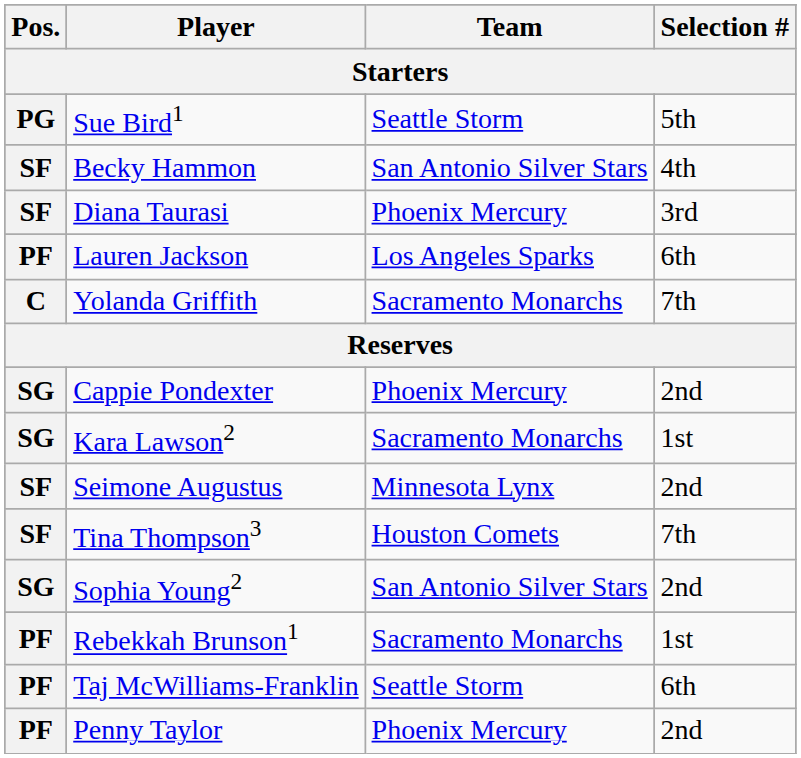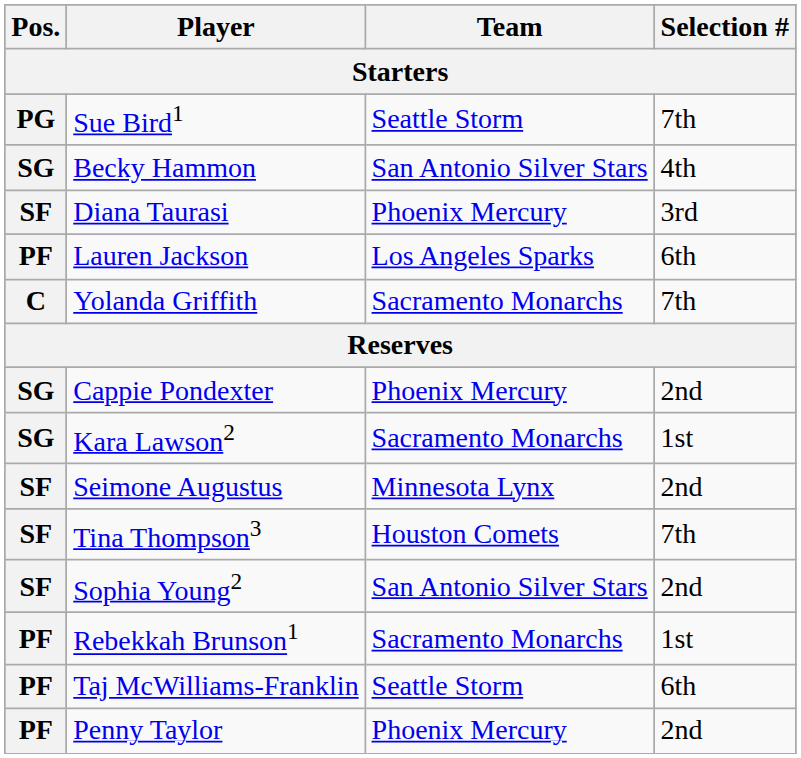(678, 119) 5th -> (678, 119) 7th
(36, 167) SF -> (36, 167) SG
(36, 586) SG -> (36, 586) SF
